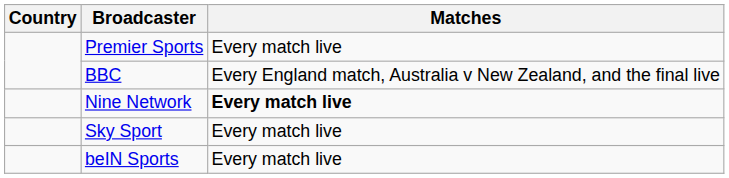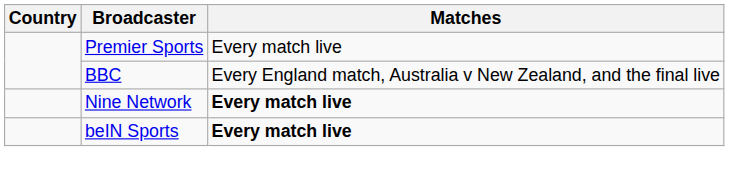- row: (123, 131)
(277, 159) normal -> (282, 131) bold
